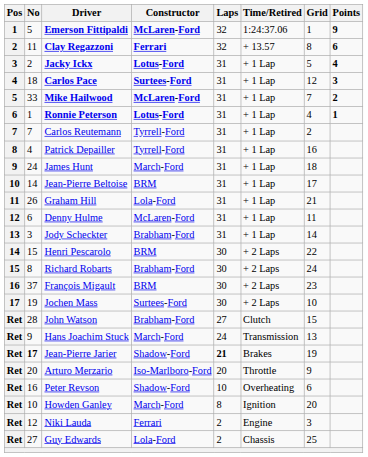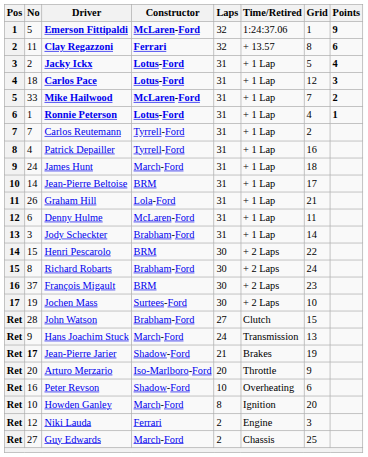(163, 81) Surtees-Ford -> (159, 81) Lotus-Ford
(222, 354) bold -> (222, 354) normal
(155, 439) Lola-Ford -> (159, 439) March-Ford
